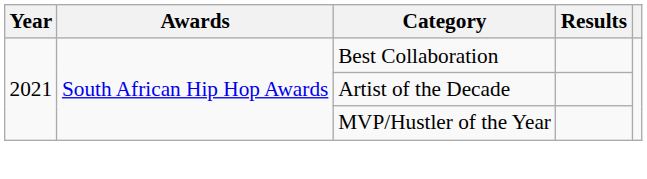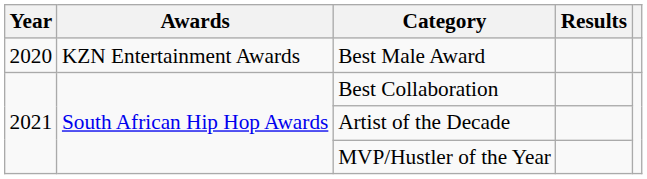+ row: (412, 55)
